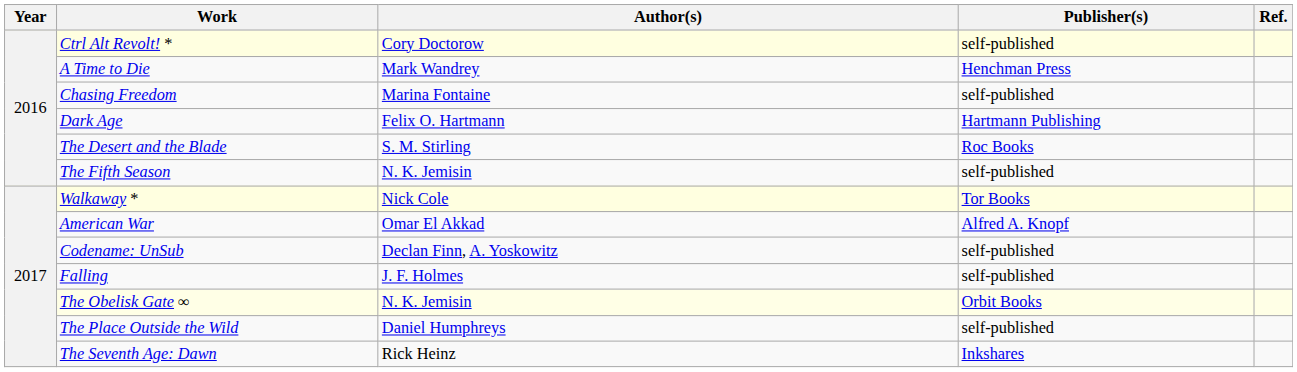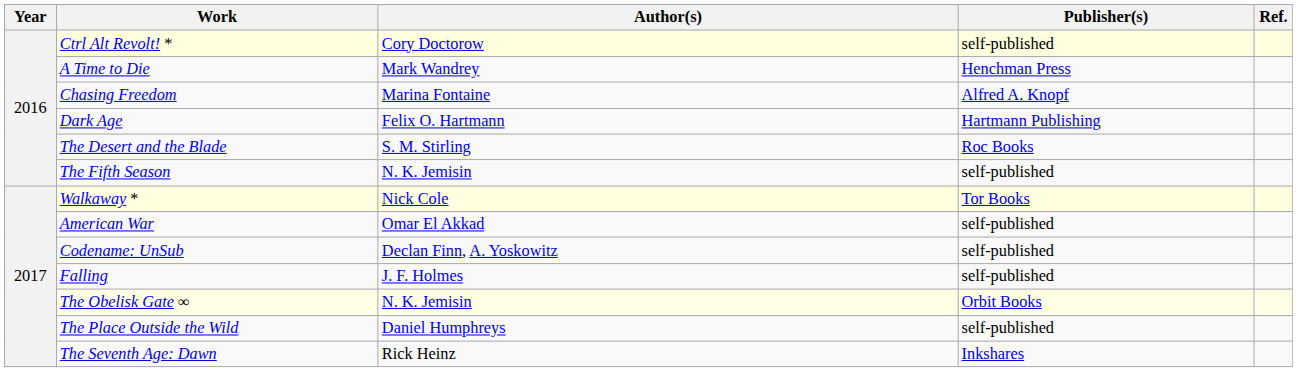(1008, 95) self-published -> (1015, 95) Alfred A. Knopf
(1015, 224) Alfred A. Knopf -> (1008, 224) self-published
